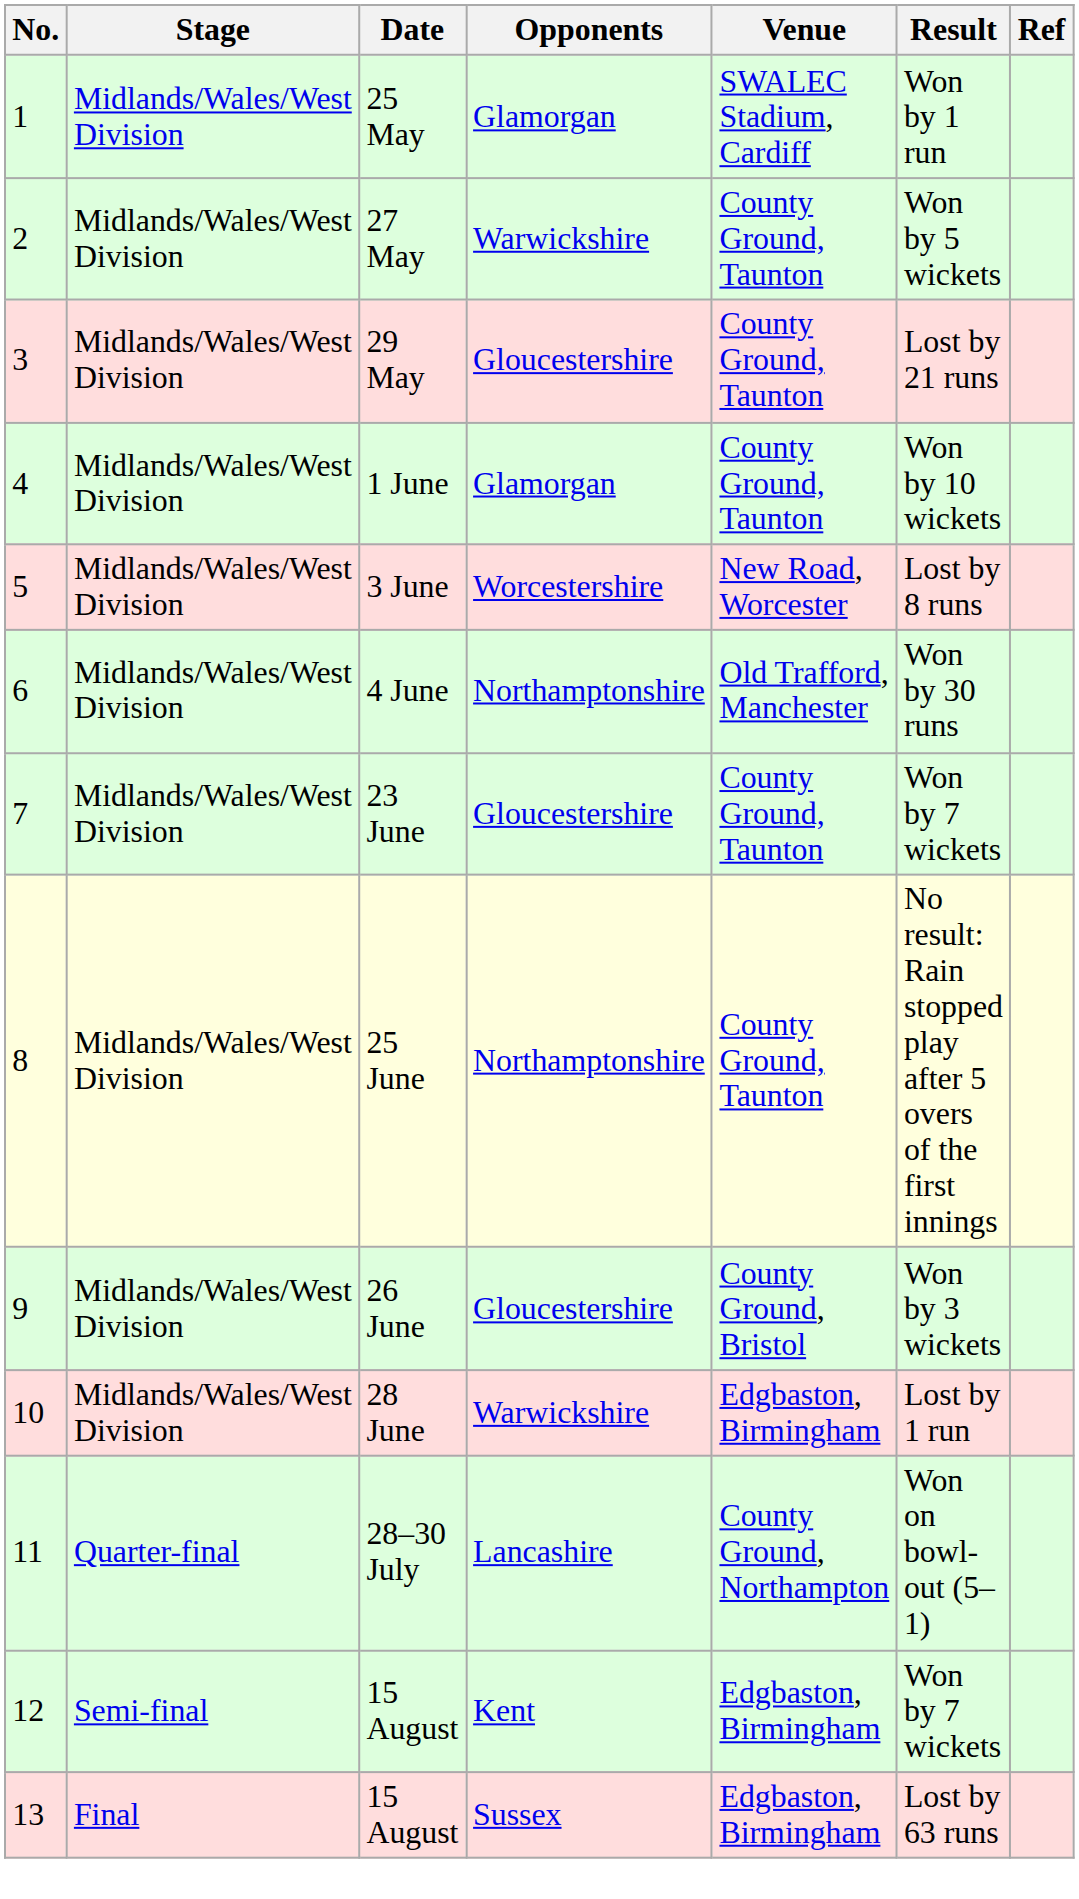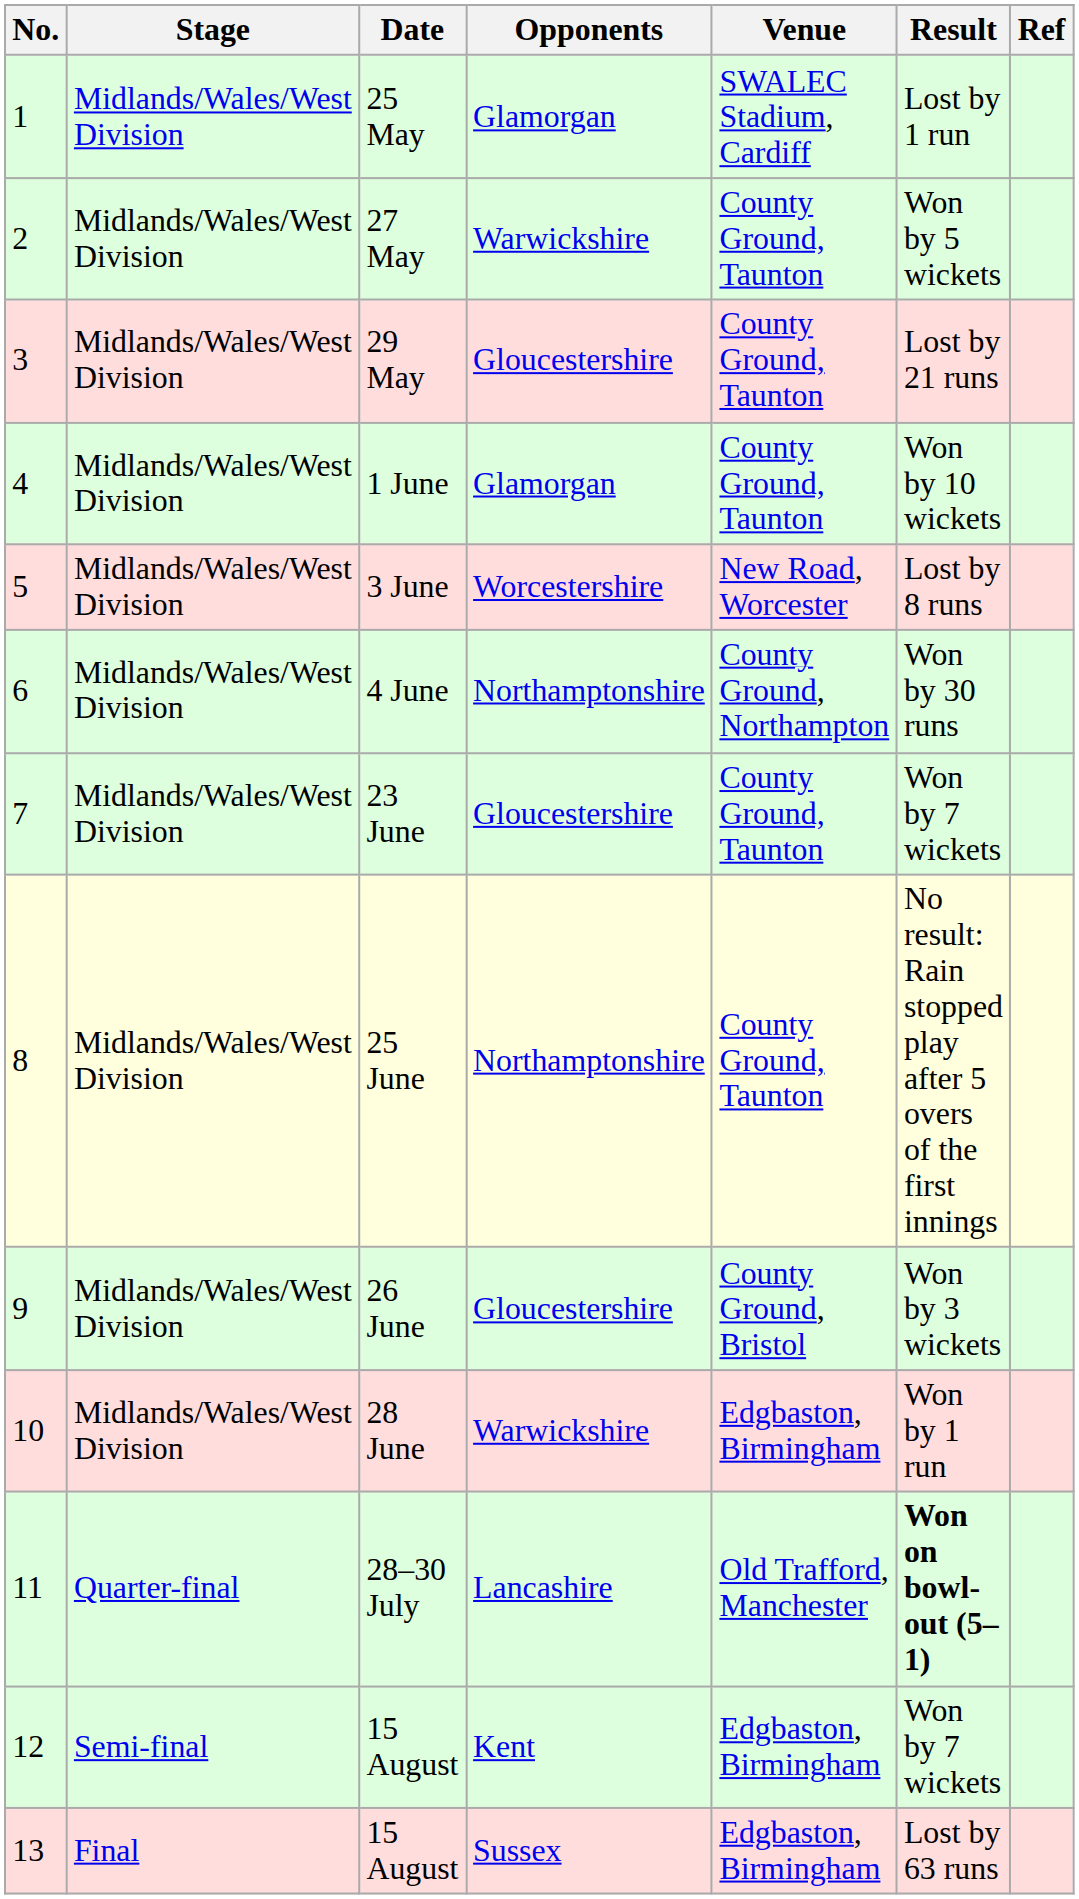(934, 116) Won by 1 run -> (952, 116) Lost by 1 run
(804, 690) Old Trafford, Manchester -> (804, 690) County Ground, Northampton
(952, 1412) Lost by 1 run -> (934, 1430) Won by 1 run
(804, 1552) County Ground, Northampton -> (804, 1588) Old Trafford, Manchester
(949, 1552) normal -> (951, 1588) bold
